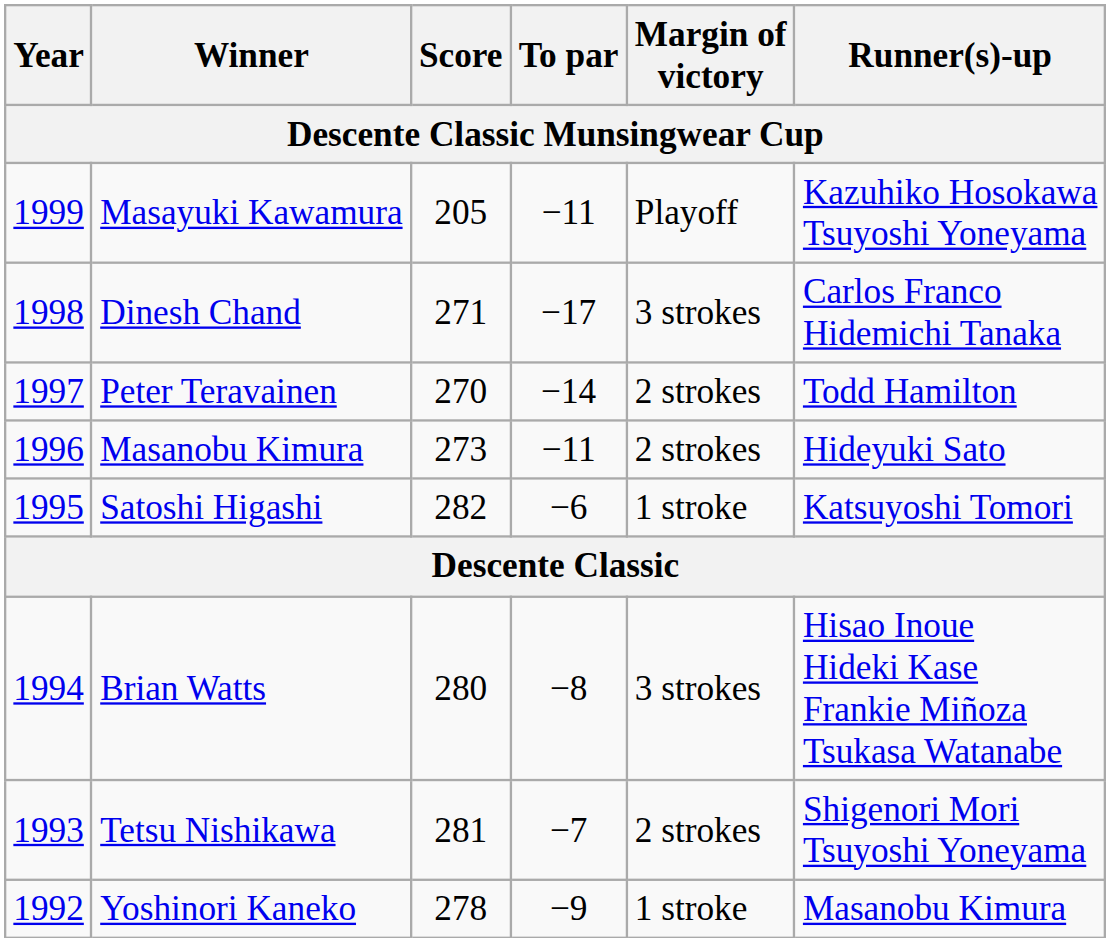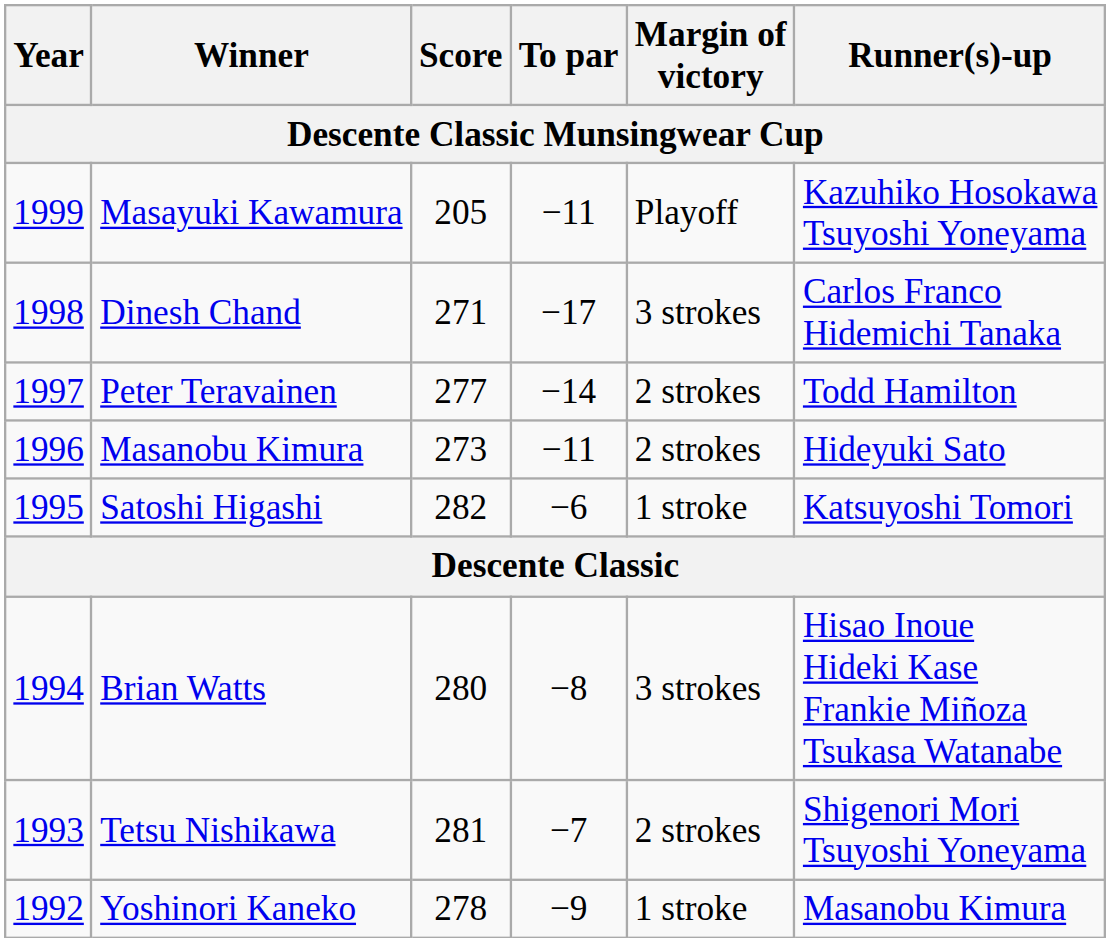(461, 391) 270 -> (461, 391) 277
